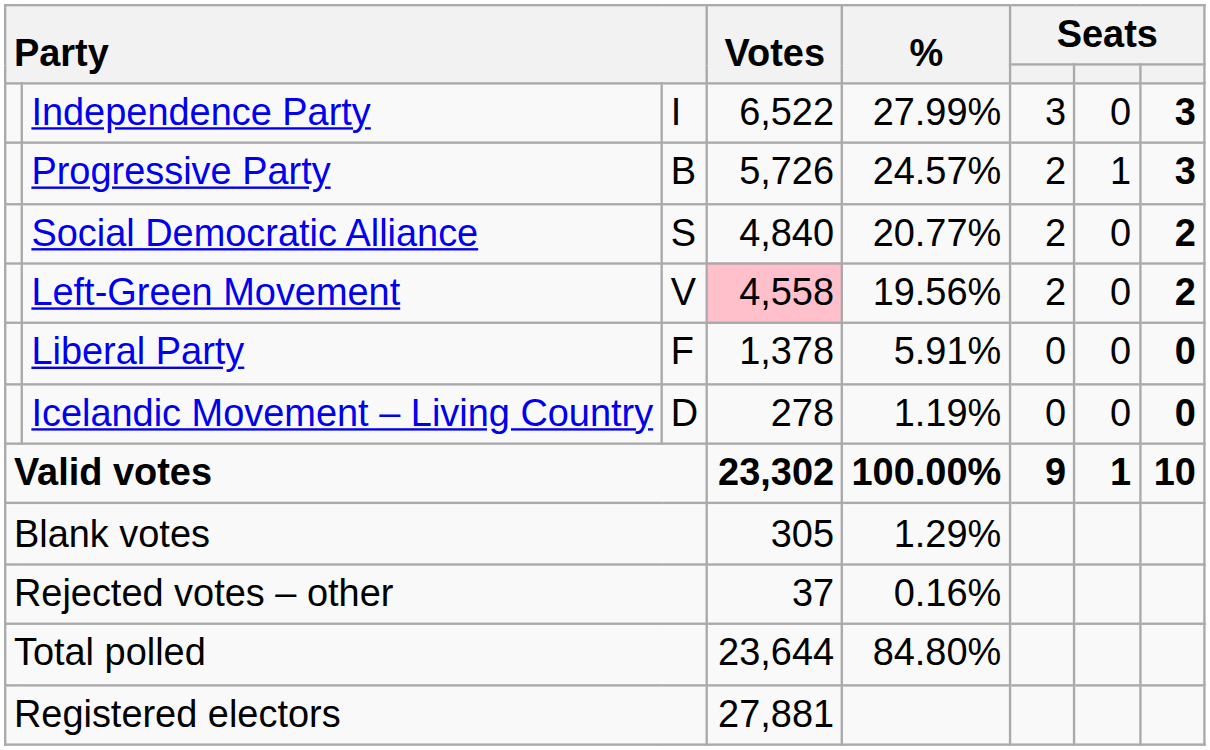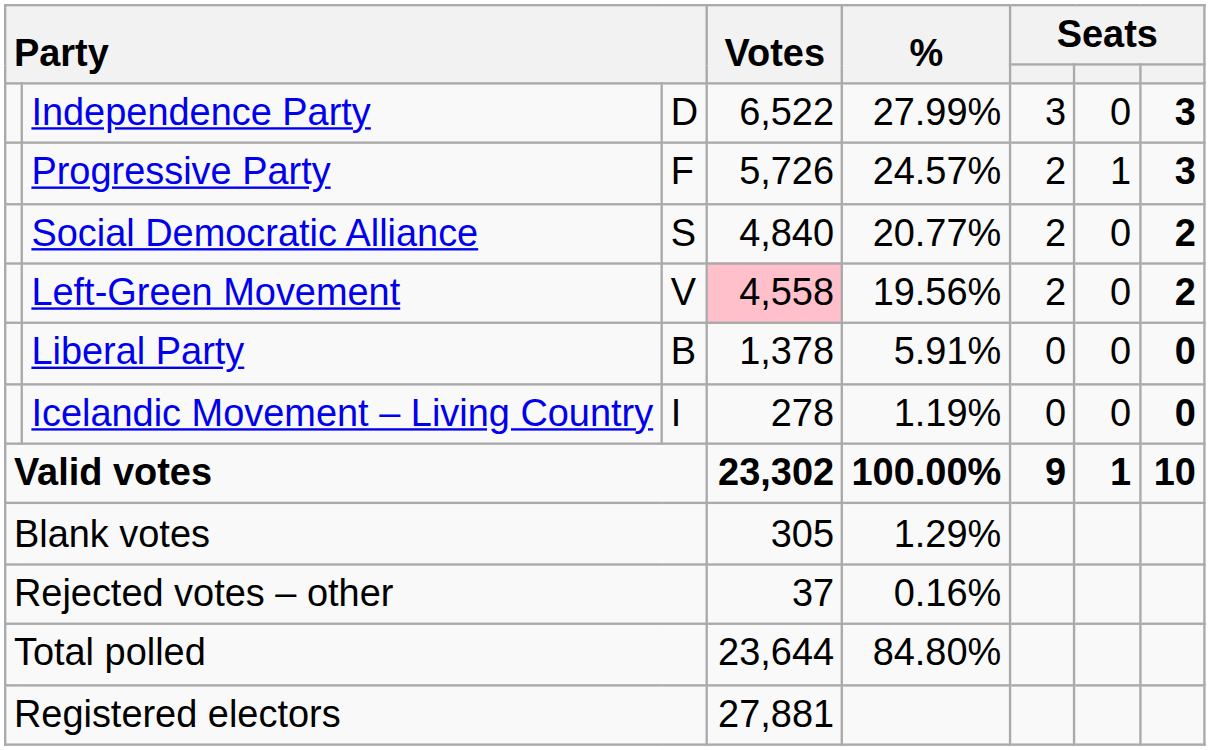(676, 112) I -> (684, 112) D
(683, 172) B -> (682, 172) F
(682, 352) F -> (683, 352) B
(684, 412) D -> (676, 412) I
